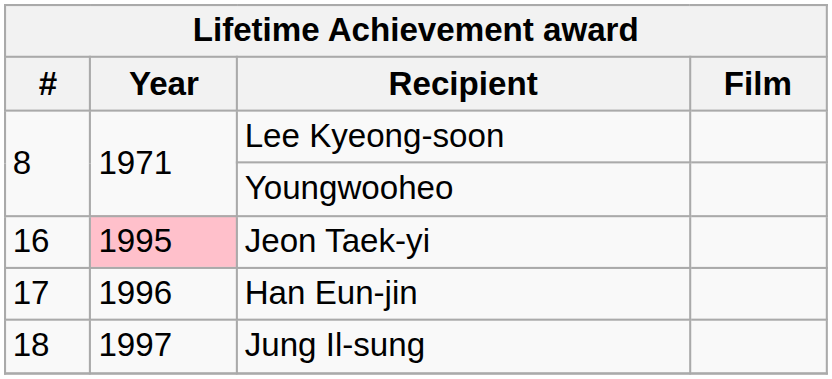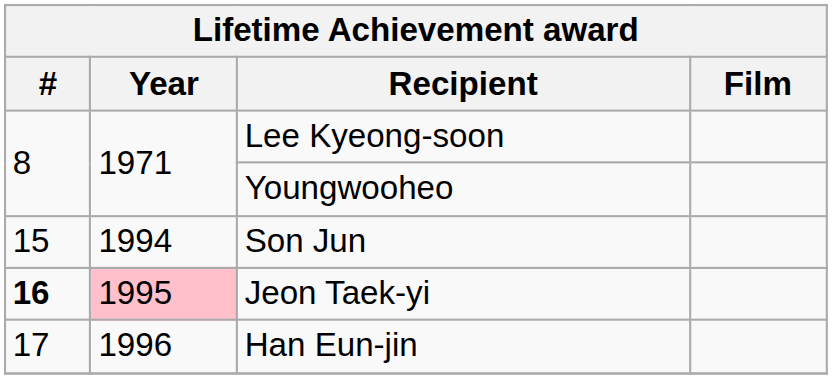+ row: (305, 240)
(31, 240) normal -> (31, 293) bold
- row: (335, 345)
